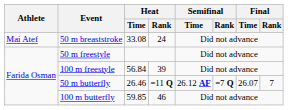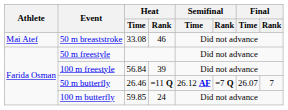(162, 40) 24 -> (162, 40) 46
(162, 98) 46 -> (162, 98) 24
